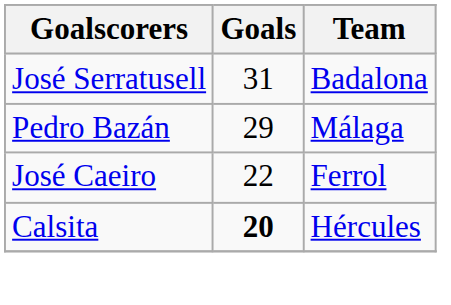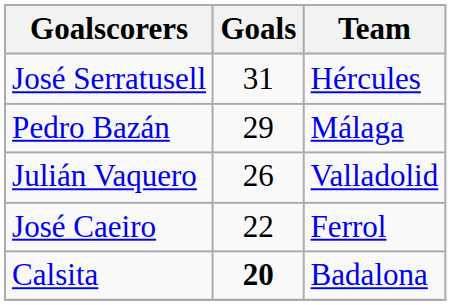(369, 78) Badalona -> (366, 78) Hércules
+ row: (105, 176)
(366, 226) Hércules -> (369, 275) Badalona
